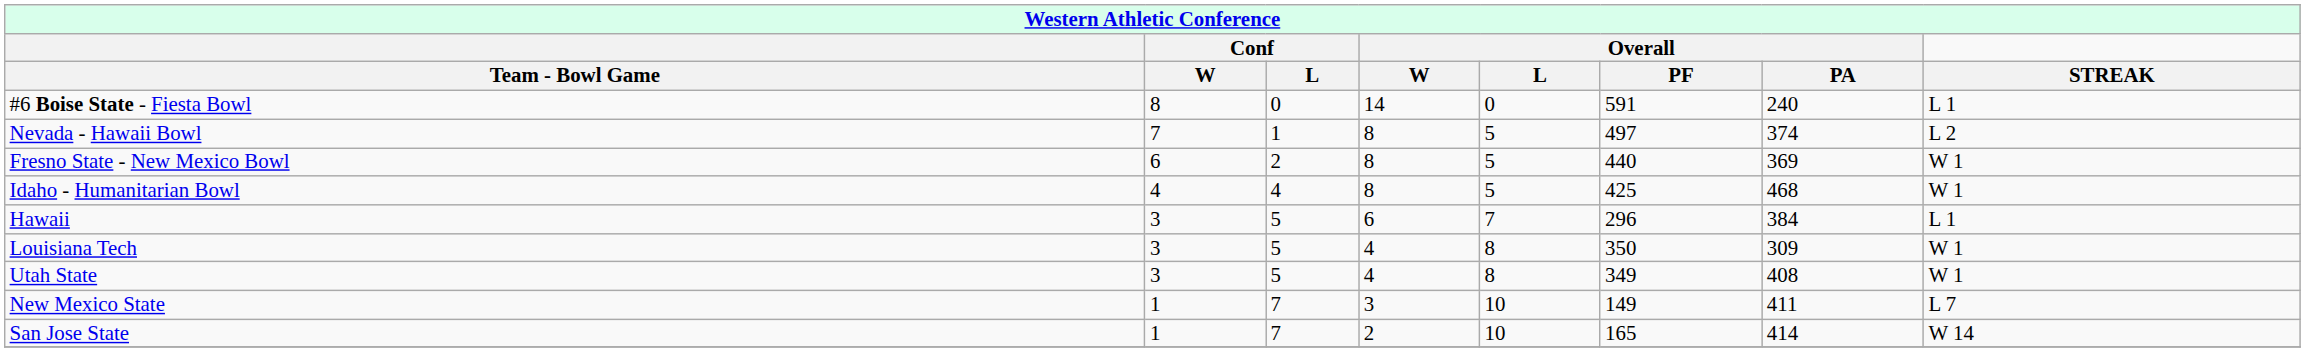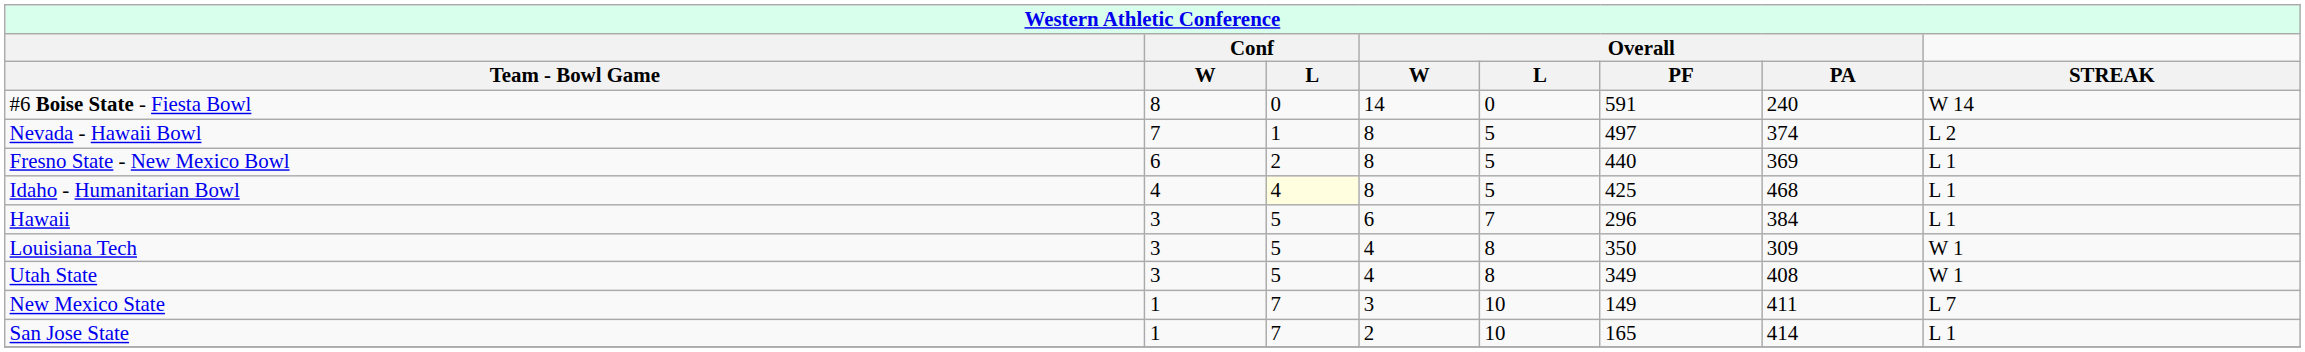(1942, 104) L 1 -> (1951, 104) W 14
(1946, 162) W 1 -> (1942, 162) L 1
(1276, 190) no background -> (1276, 190) lightyellow background
(1946, 190) W 1 -> (1942, 190) L 1
(1951, 333) W 14 -> (1942, 333) L 1
